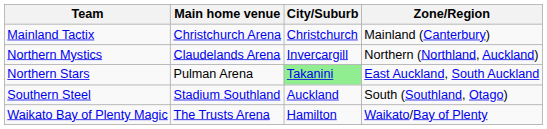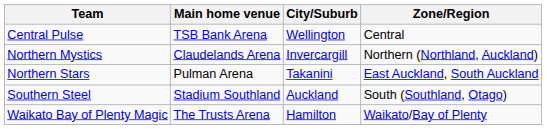+ row: (45, 34)
- row: (51, 34)
(310, 74) lightgreen background -> (309, 74) no background
